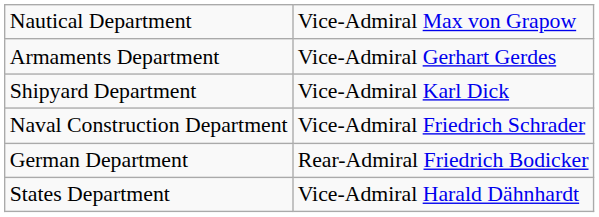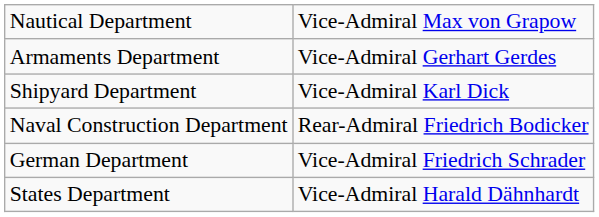(441, 125) Vice-Admiral Friedrich Schrader -> (443, 125) Rear-Admiral Friedrich Bodicker
(443, 159) Rear-Admiral Friedrich Bodicker -> (441, 159) Vice-Admiral Friedrich Schrader
